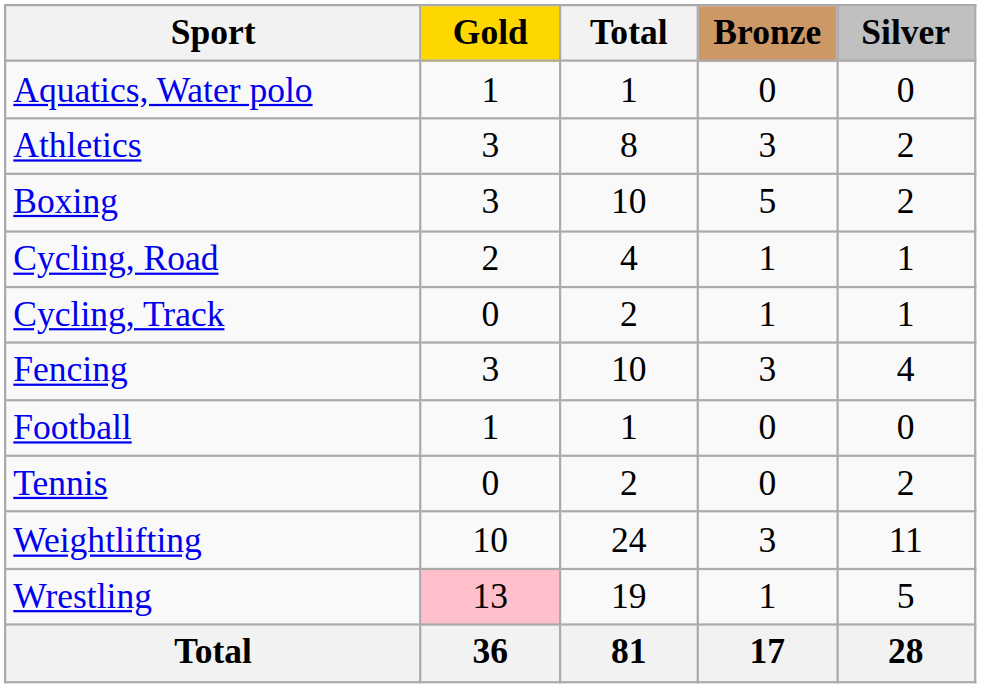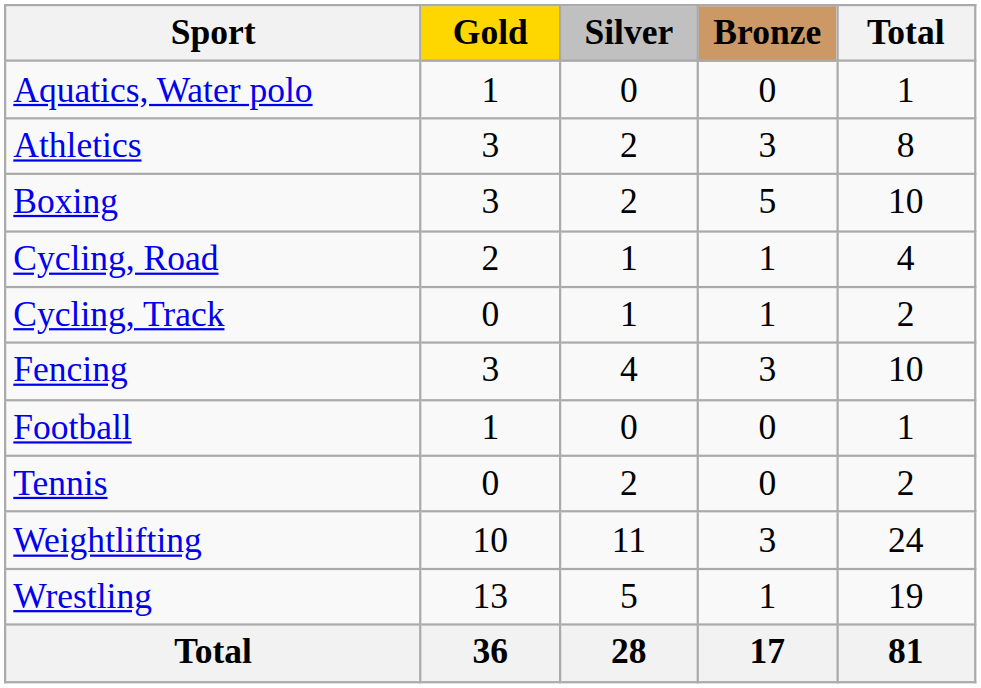columns swapped: (906, 32) <-> (629, 32)
(490, 595) pink background -> (490, 595) no background
